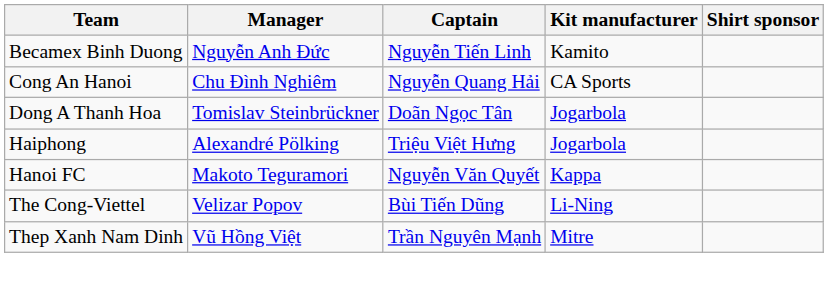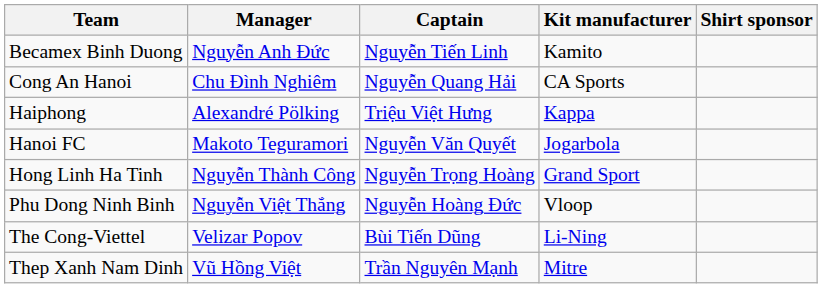- row: (85, 112)
(588, 143) Jogarbola -> (569, 112) Kappa
(576, 174) Kappa -> (582, 143) Jogarbola
+ row: (86, 174)
+ row: (92, 205)
